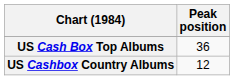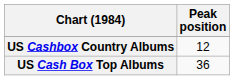rows swapped: (91, 65) <-> (91, 46)
